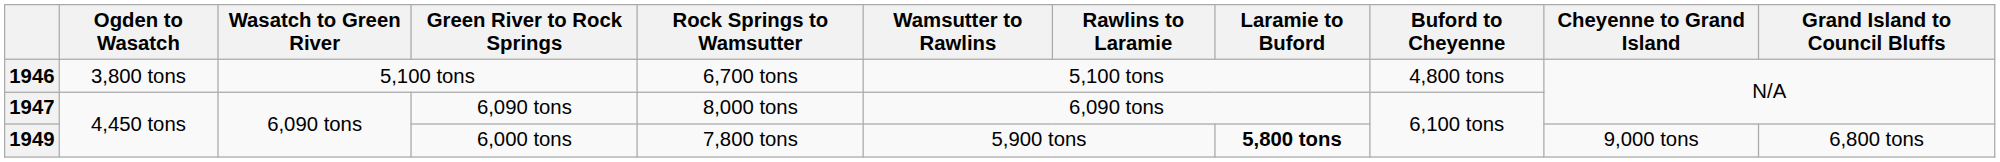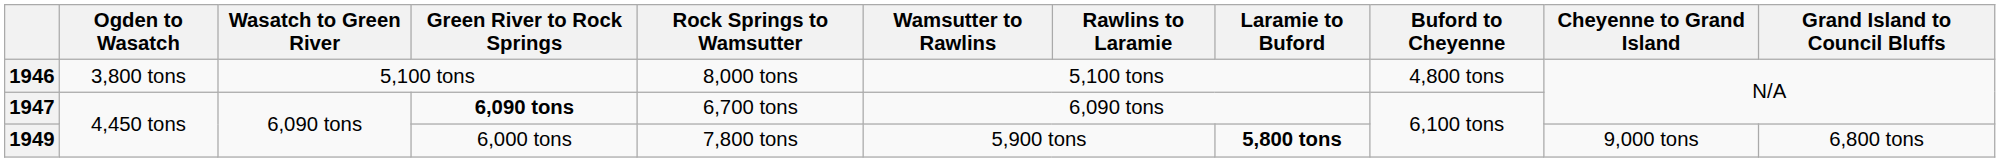(750, 75) 6,700 tons -> (750, 75) 8,000 tons
(524, 107) normal -> (524, 107) bold
(750, 107) 8,000 tons -> (750, 107) 6,700 tons
